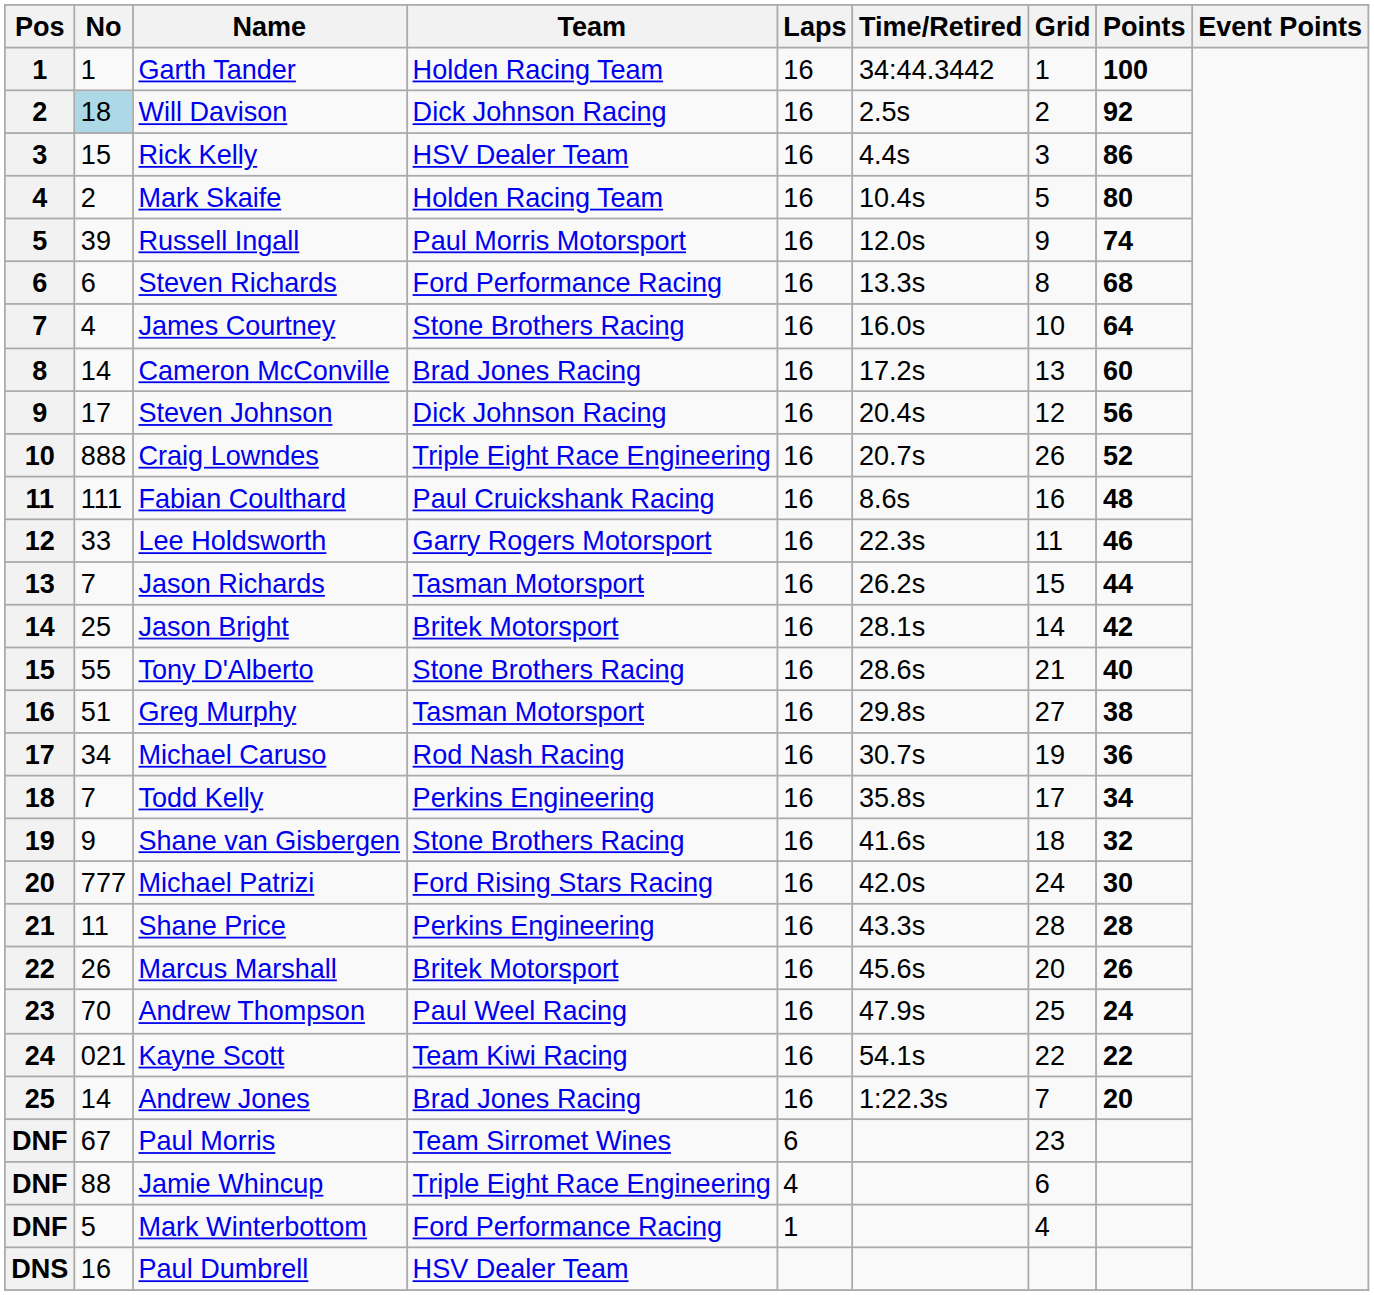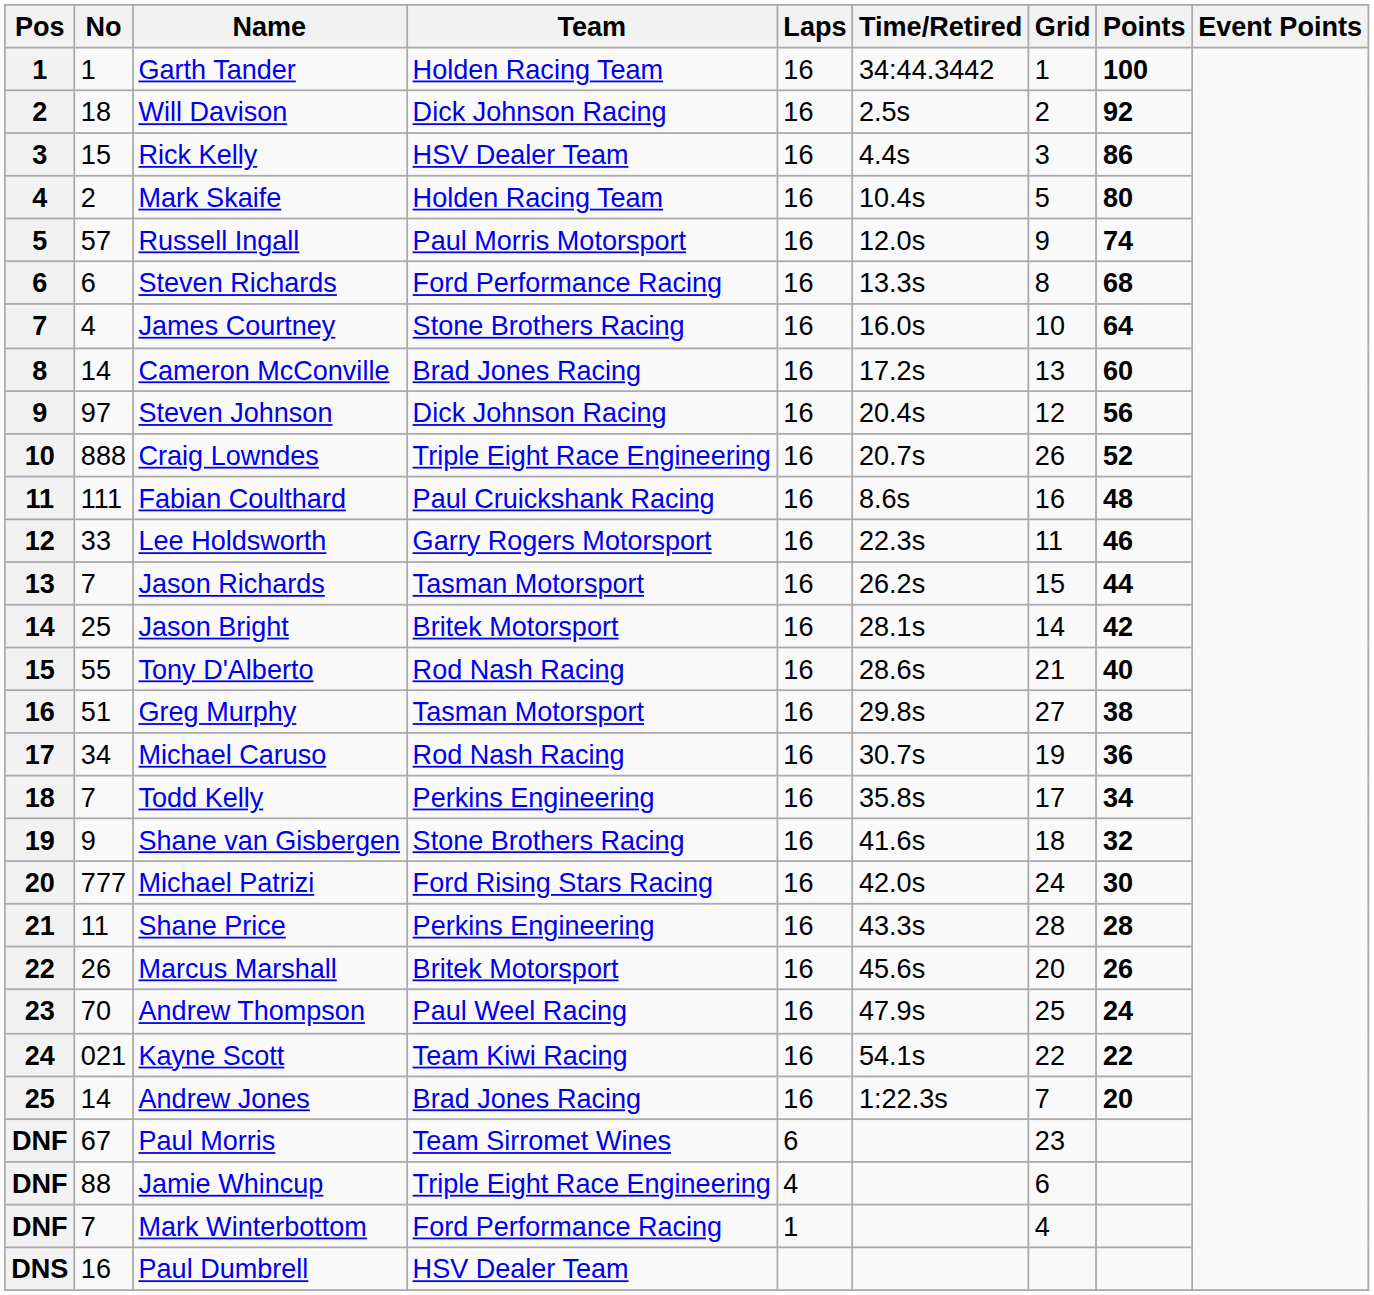(96, 112) lightblue background -> (96, 112) no background
(96, 241) 39 -> (96, 241) 57
(96, 412) 17 -> (96, 412) 97
(549, 669) Stone Brothers Racing -> (519, 669) Rod Nash Racing
(88, 1226) 5 -> (88, 1226) 7
